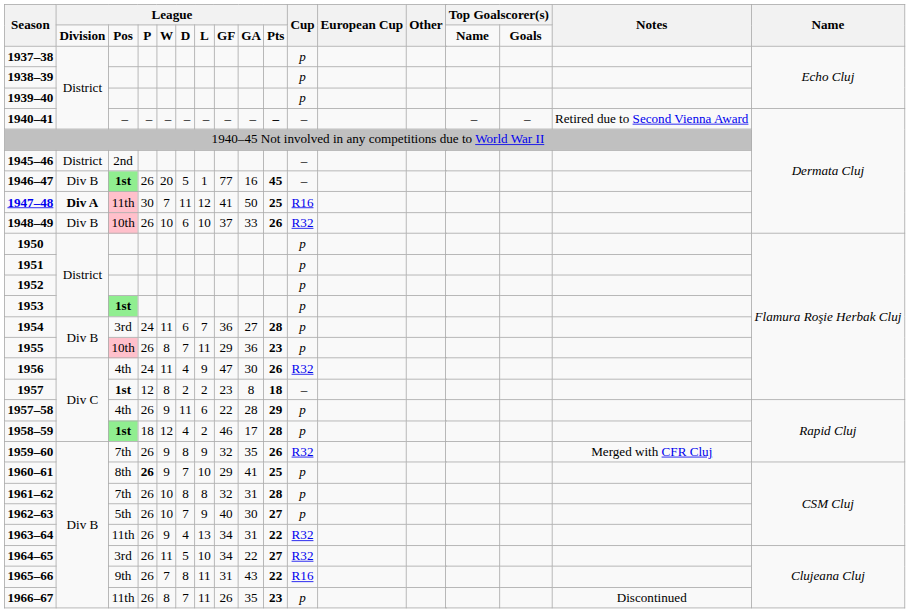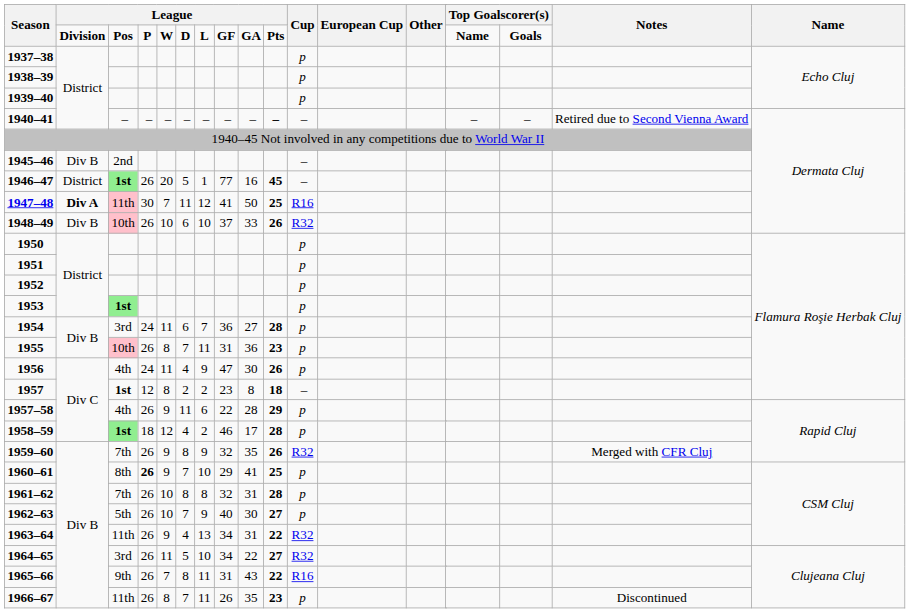(82, 160) District -> (82, 160) Div B
(82, 181) Div B -> (82, 181) District
(226, 347) 29 -> (226, 347) 31
(303, 368) R32 -> (303, 368) p
